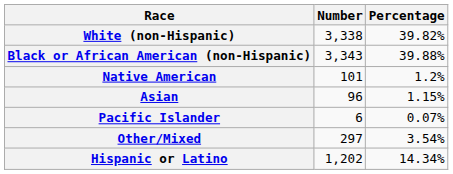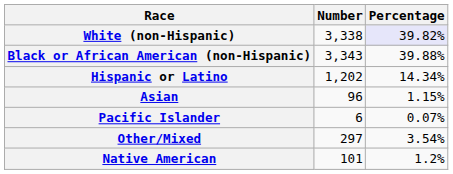(422, 35) no background -> (422, 35) lavender background
rows swapped: (159, 76) <-> (159, 159)
